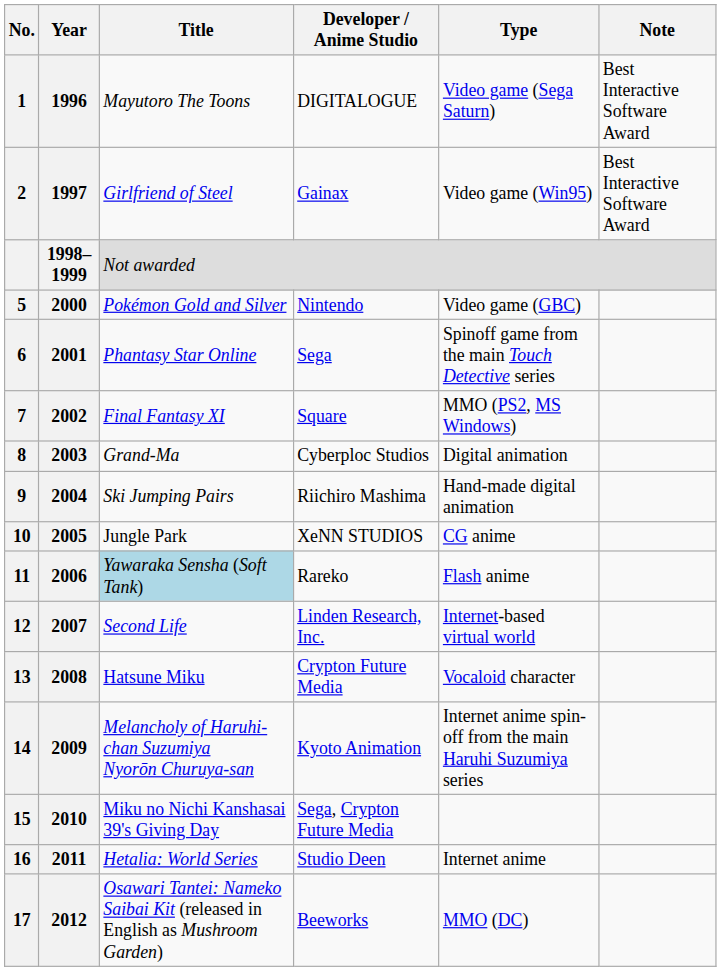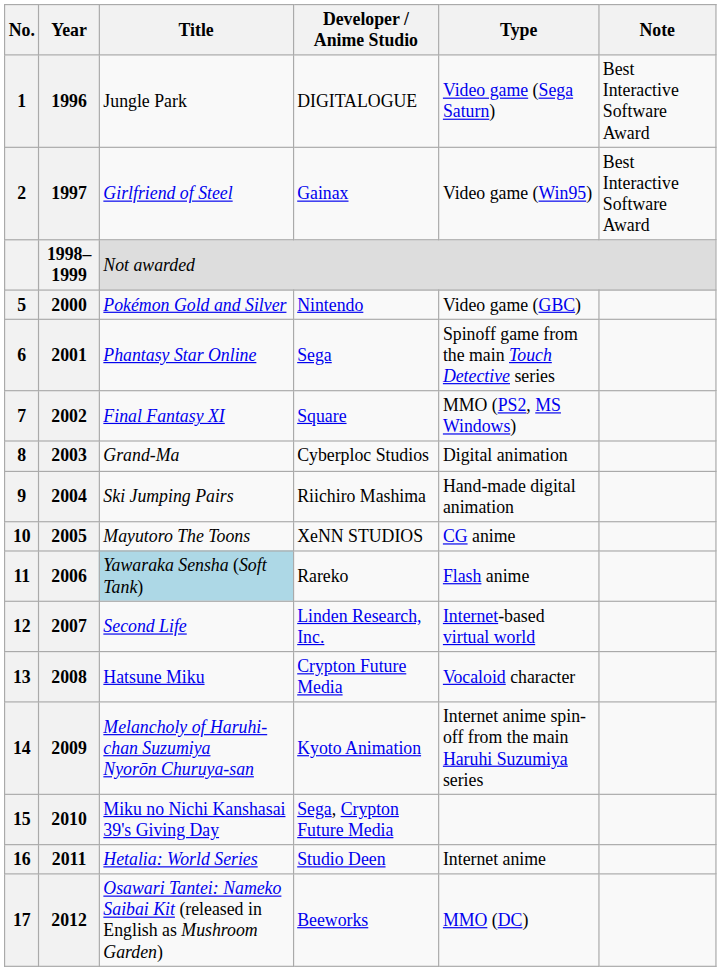(177, 101) Mayutoro The Toons -> (145, 101) Jungle Park
(145, 535) Jungle Park -> (177, 535) Mayutoro The Toons
